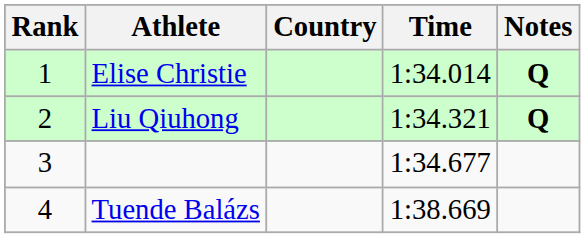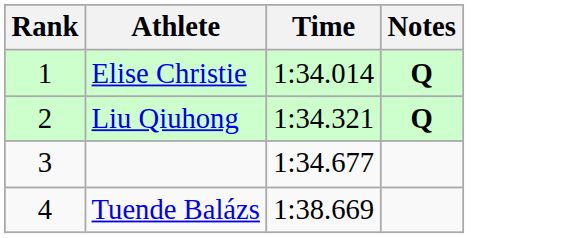- column: (325, 27)
